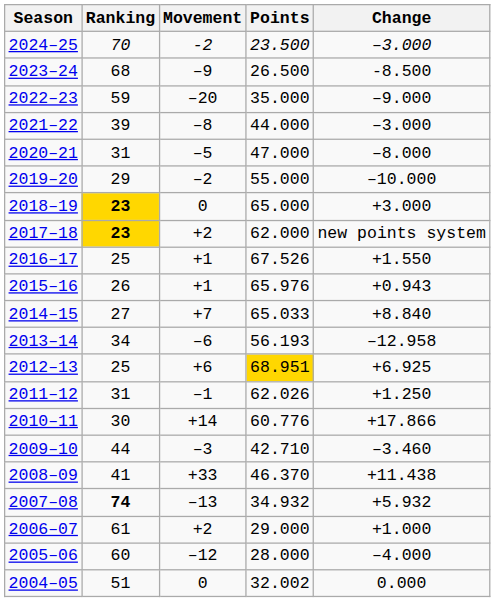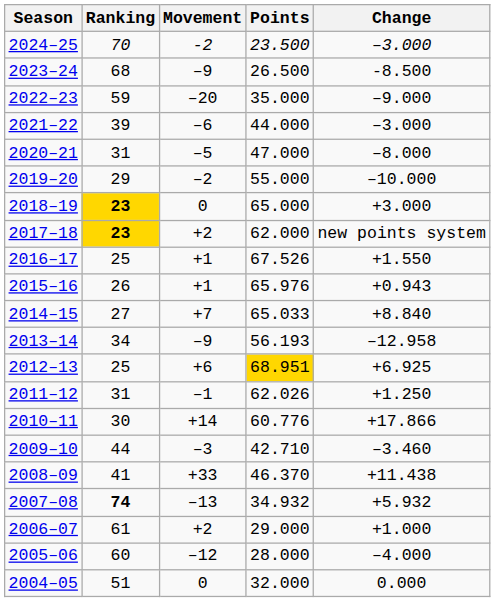(203, 126) –8 -> (203, 126) –6
(203, 341) –6 -> (203, 341) –9
(280, 583) 32.002 -> (280, 583) 32.000
